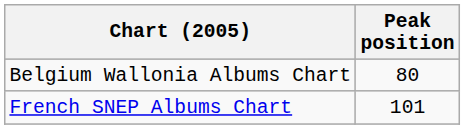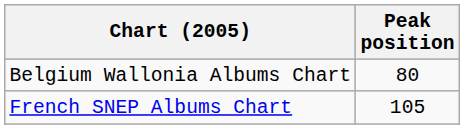(408, 107) 101 -> (408, 107) 105
